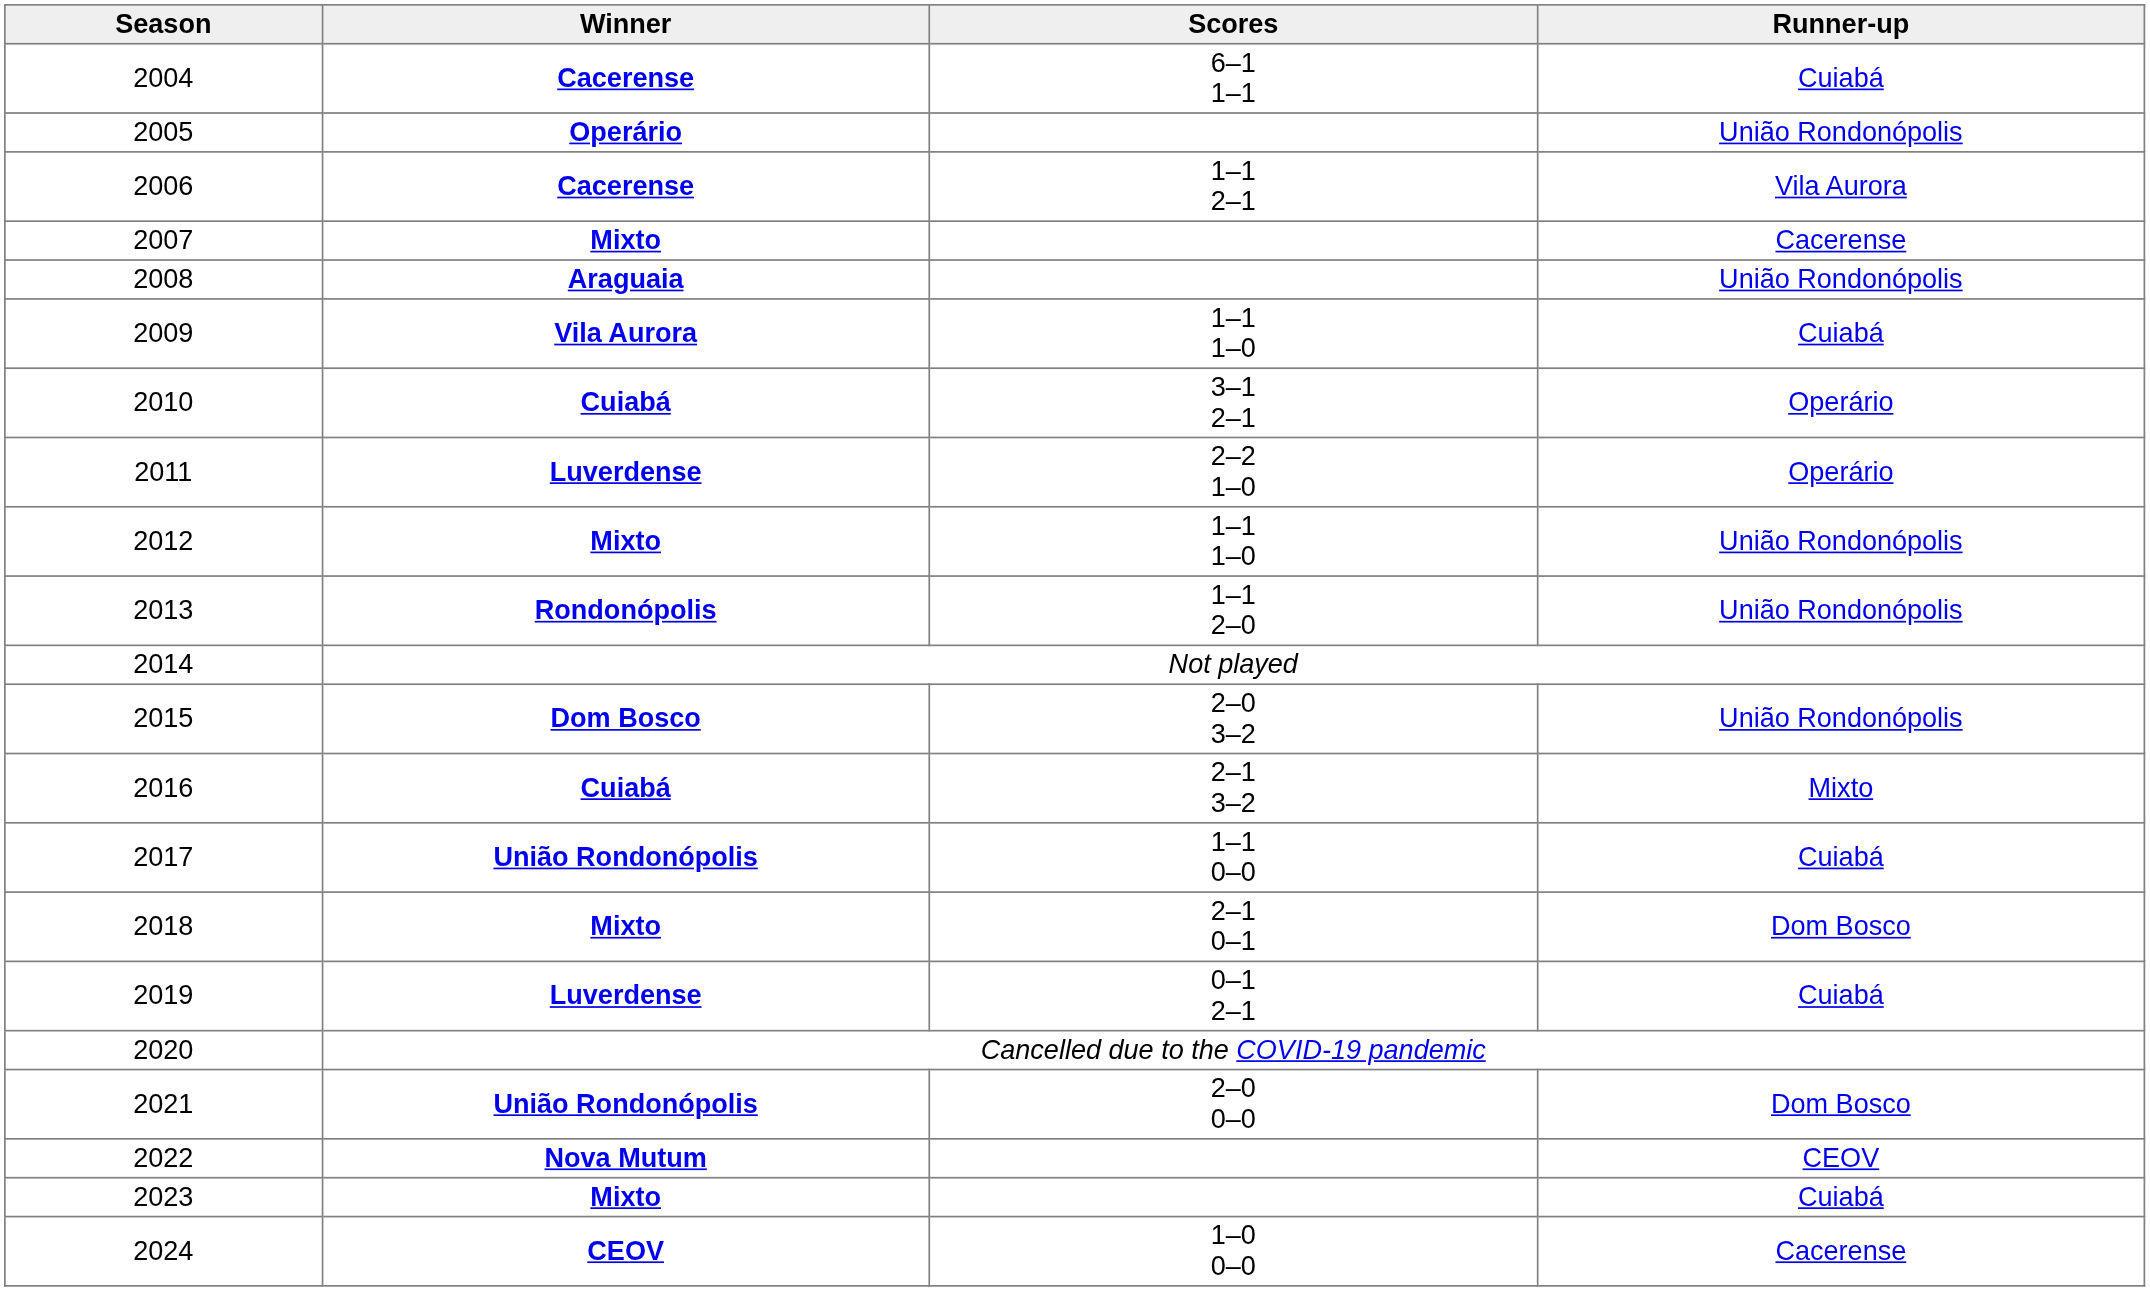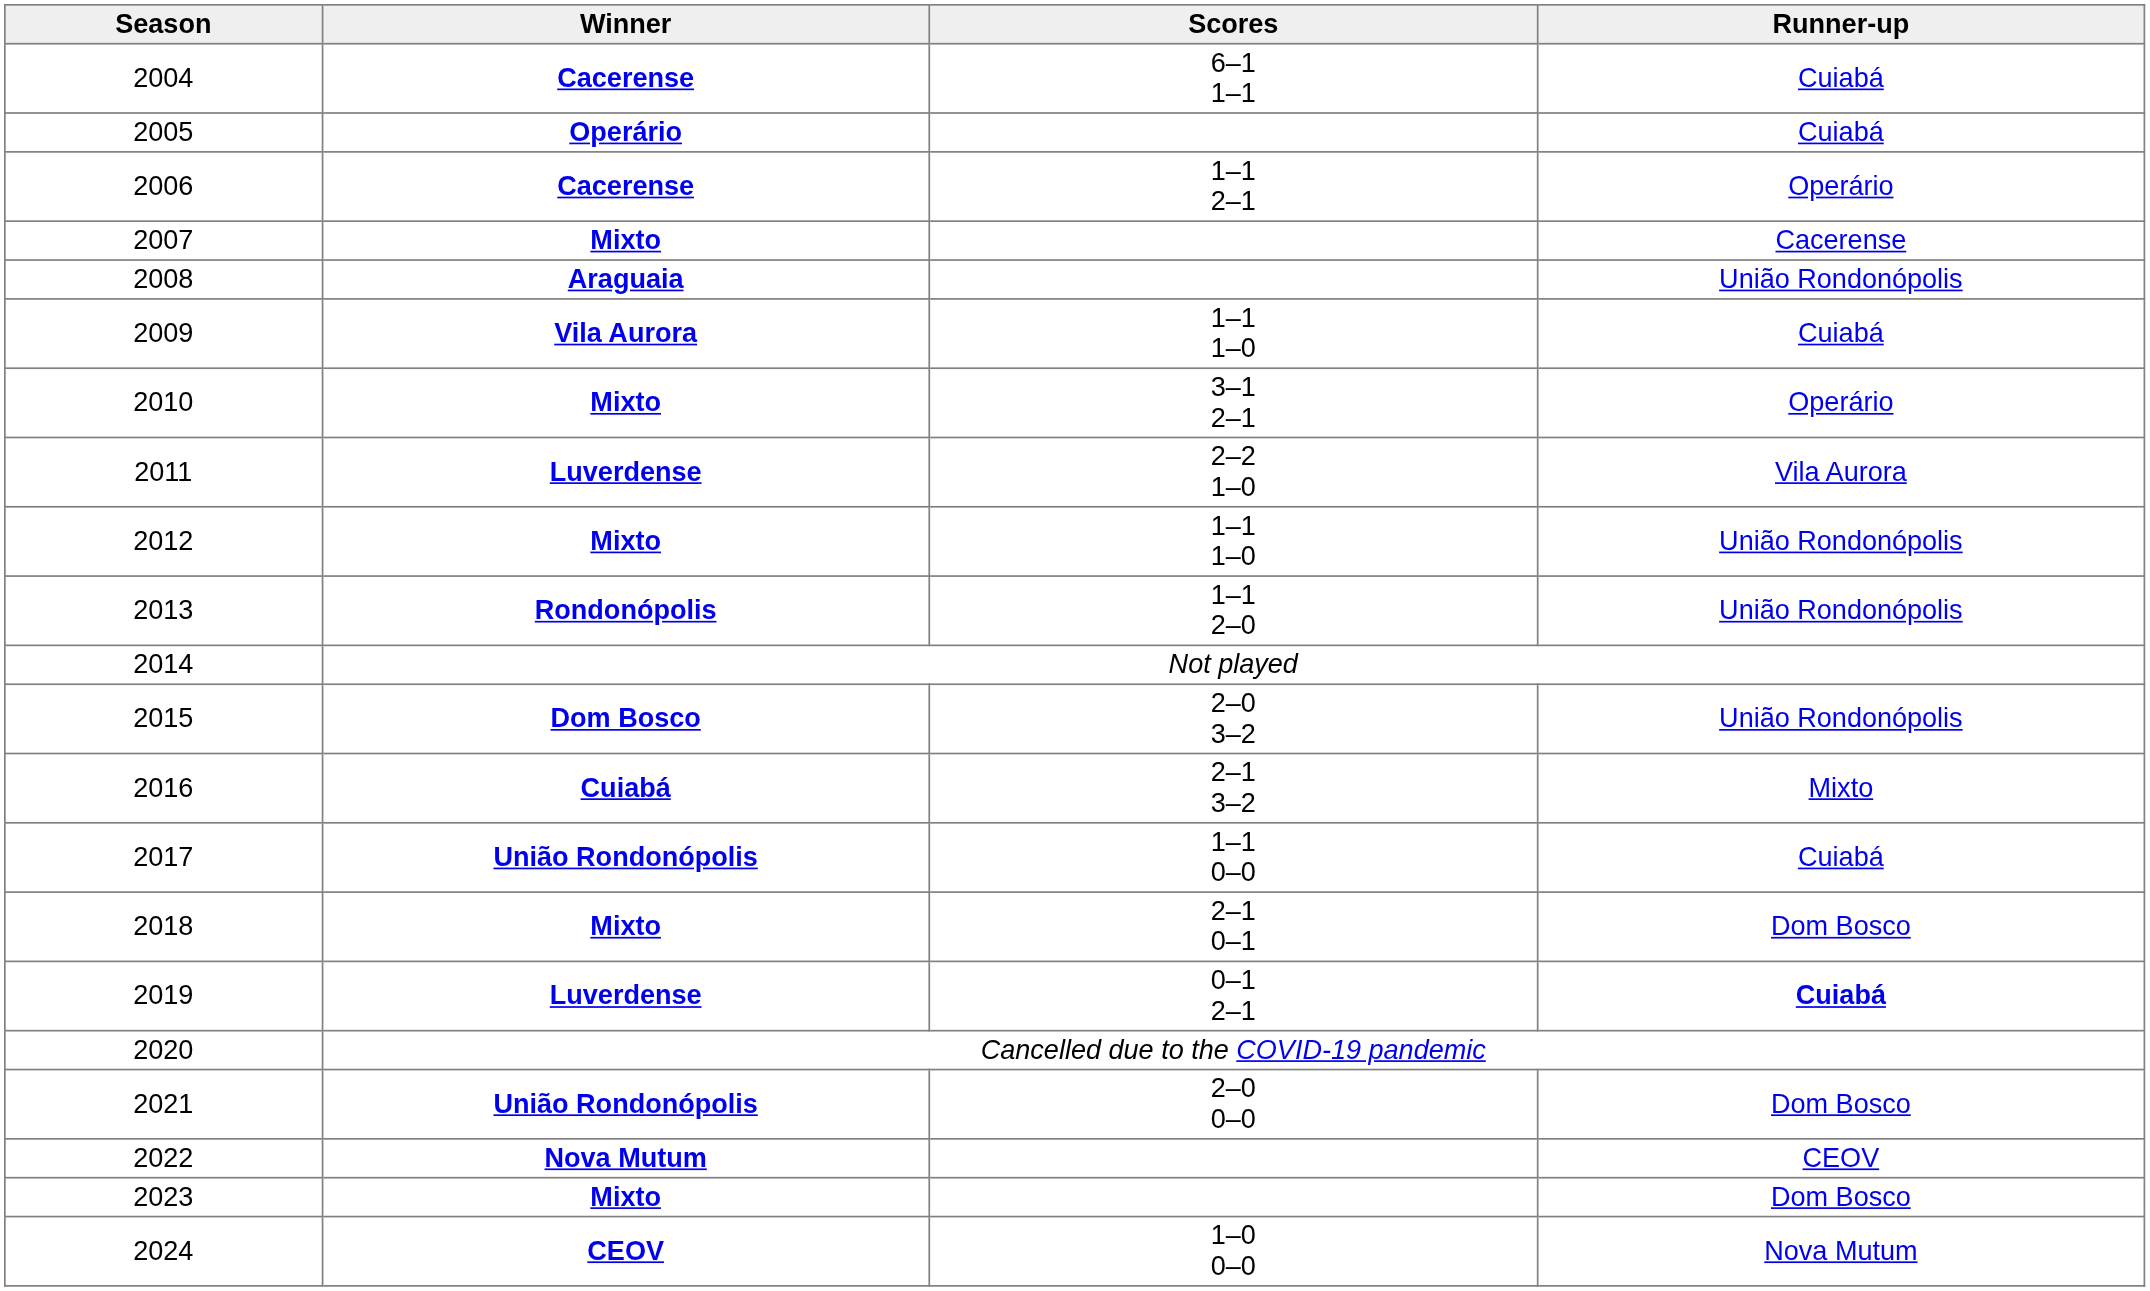(1841, 132) União Rondonópolis -> (1841, 132) Cuiabá
(1841, 186) Vila Aurora -> (1841, 186) Operário
(626, 402) Cuiabá -> (626, 402) Mixto
(1841, 471) Operário -> (1841, 471) Vila Aurora
(1841, 995) normal -> (1841, 995) bold
(1841, 1196) Cuiabá -> (1841, 1196) Dom Bosco
(1841, 1250) Cacerense -> (1841, 1250) Nova Mutum
